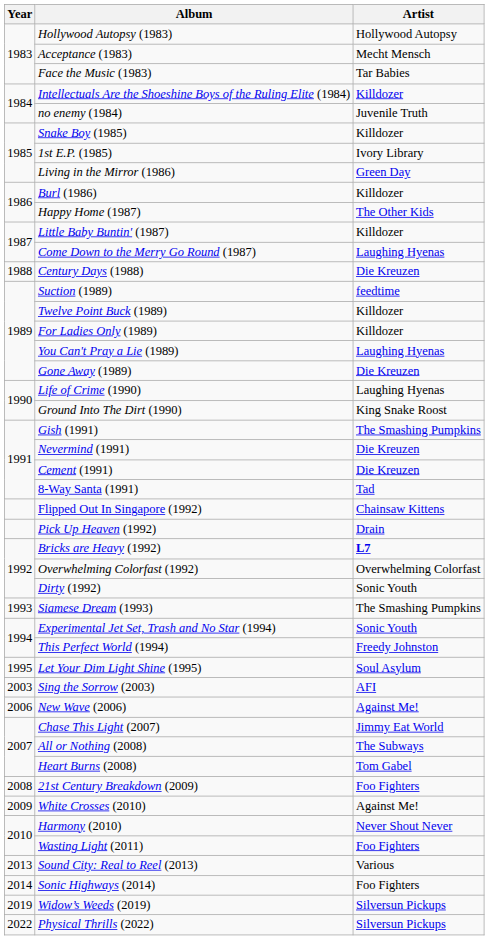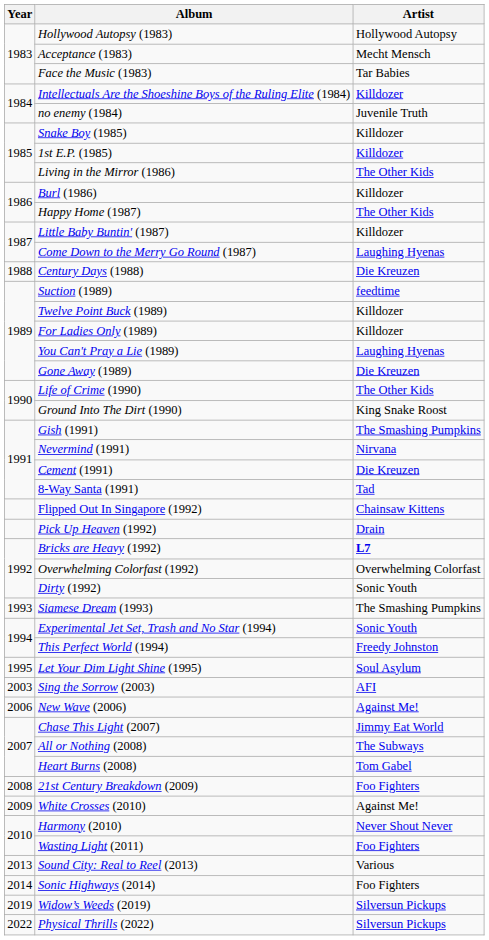(390, 152) Ivory Library -> (380, 152) Killdozer
(383, 172) Green Day -> (395, 172) The Other Kids
(400, 390) Laughing Hyenas -> (395, 390) The Other Kids
(388, 449) Die Kreuzen -> (376, 449) Nirvana
